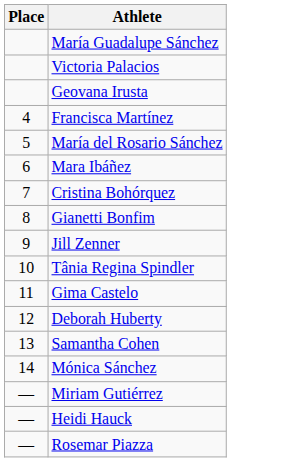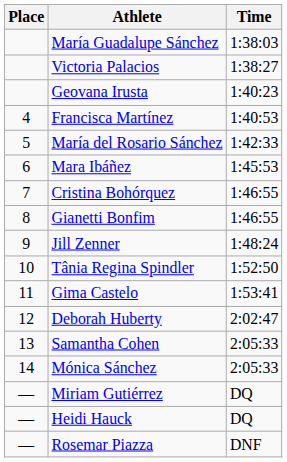+ column: (254, 17)
